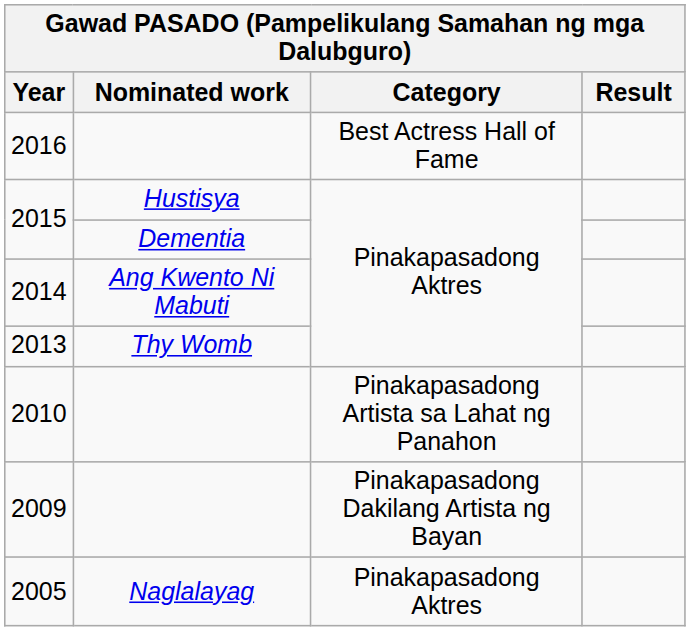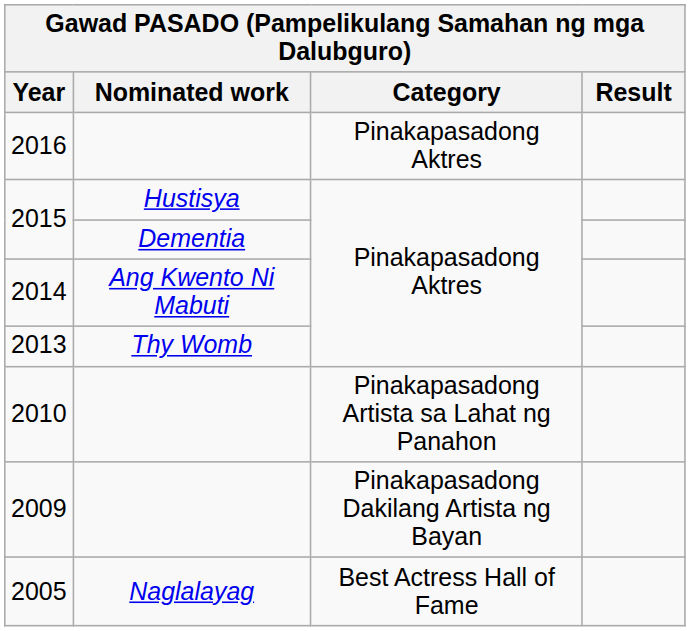(447, 145) Best Actress Hall of Fame -> (447, 145) Pinakapasadong Aktres
(447, 591) Pinakapasadong Aktres -> (447, 591) Best Actress Hall of Fame
